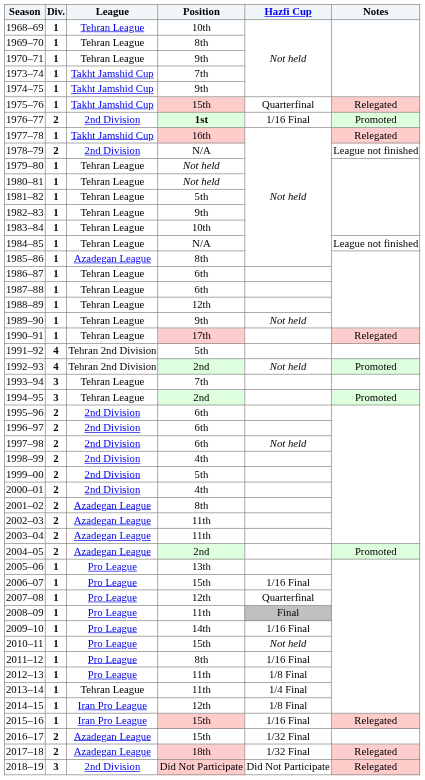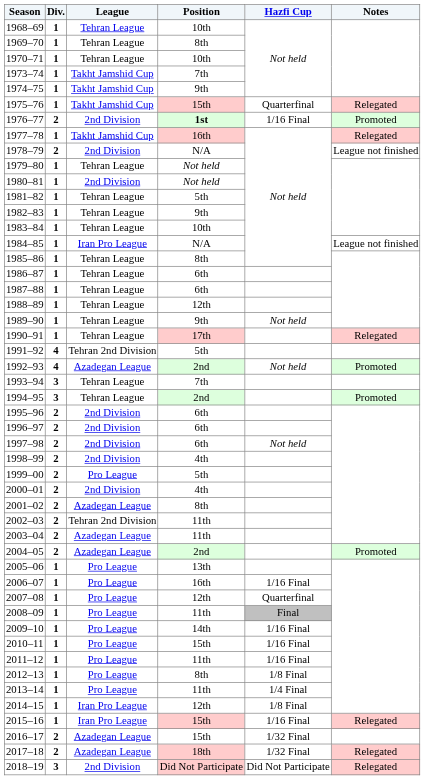(201, 58) 9th -> (201, 58) 10th
(112, 181) Tehran League -> (112, 181) 2nd Division
(112, 243) Tehran League -> (112, 243) Iran Pro League
(112, 258) Azadegan League -> (112, 258) Tehran League
(112, 366) Tehran 2nd Division -> (112, 366) Azadegan League
(112, 474) 2nd Division -> (112, 474) Pro League
(112, 520) Azadegan League -> (112, 520) Tehran 2nd Division
(201, 582) 15th -> (201, 582) 16th
(288, 644) Not held -> (288, 644) 1/16 Final
(201, 659) 8th -> (201, 659) 11th
(201, 674) 11th -> (201, 674) 8th
(112, 690) Tehran League -> (112, 690) Pro League
